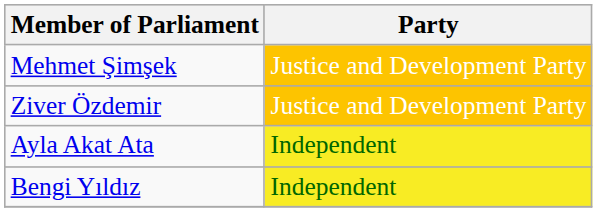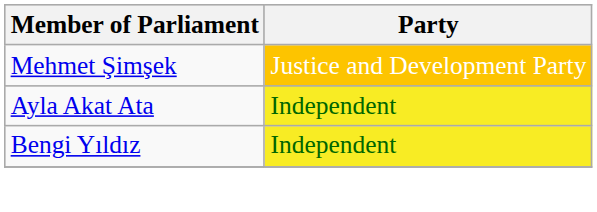- row: (86, 105)
